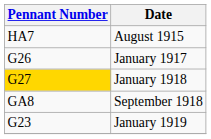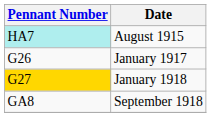(21, 36) no background -> (21, 36) paleturquoise background
- row: (150, 123)
